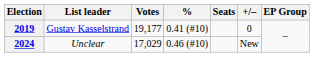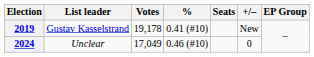(148, 28) 19,177 -> (148, 28) 19,178
(249, 28) 0 -> (249, 28) New
(148, 44) 17,029 -> (148, 44) 17,049
(249, 44) New -> (249, 44) 0
